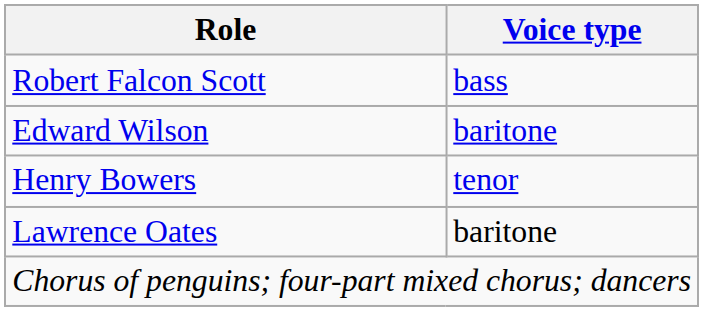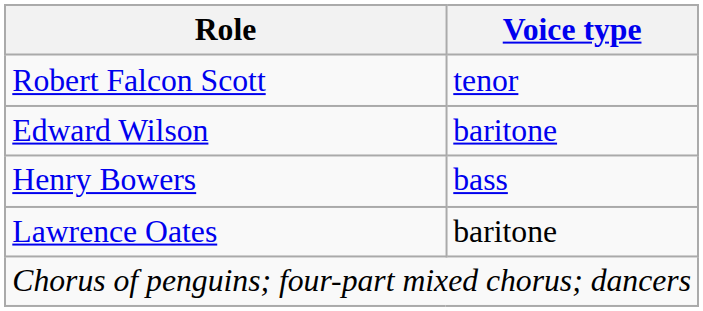(481, 79) bass -> (486, 79) tenor
(486, 180) tenor -> (481, 180) bass
